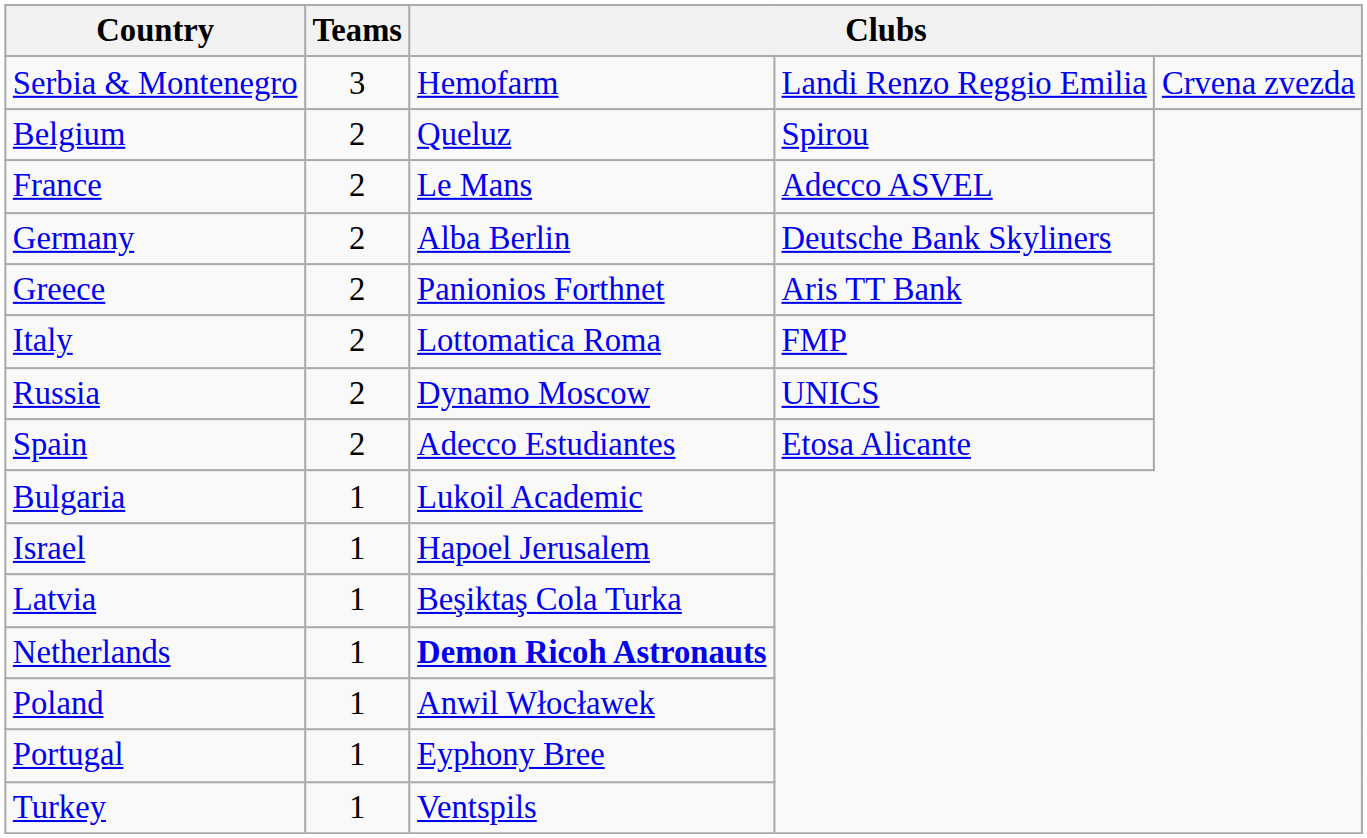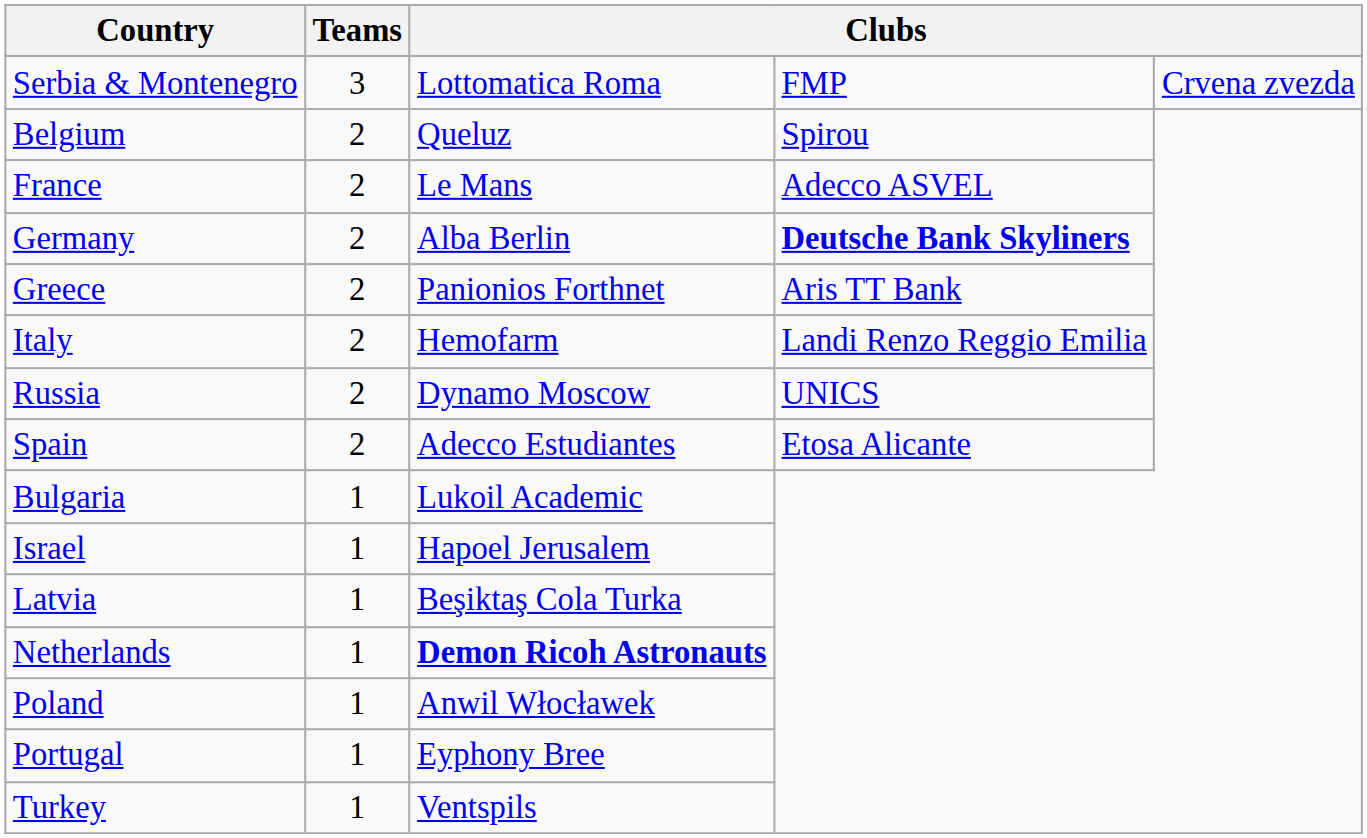(488, 82) Hemofarm -> (539, 82) Lottomatica Roma
(964, 82) Landi Renzo Reggio Emilia -> (814, 82) FMP
(947, 237) normal -> (956, 237) bold
(539, 340) Lottomatica Roma -> (488, 340) Hemofarm
(814, 340) FMP -> (964, 340) Landi Renzo Reggio Emilia
